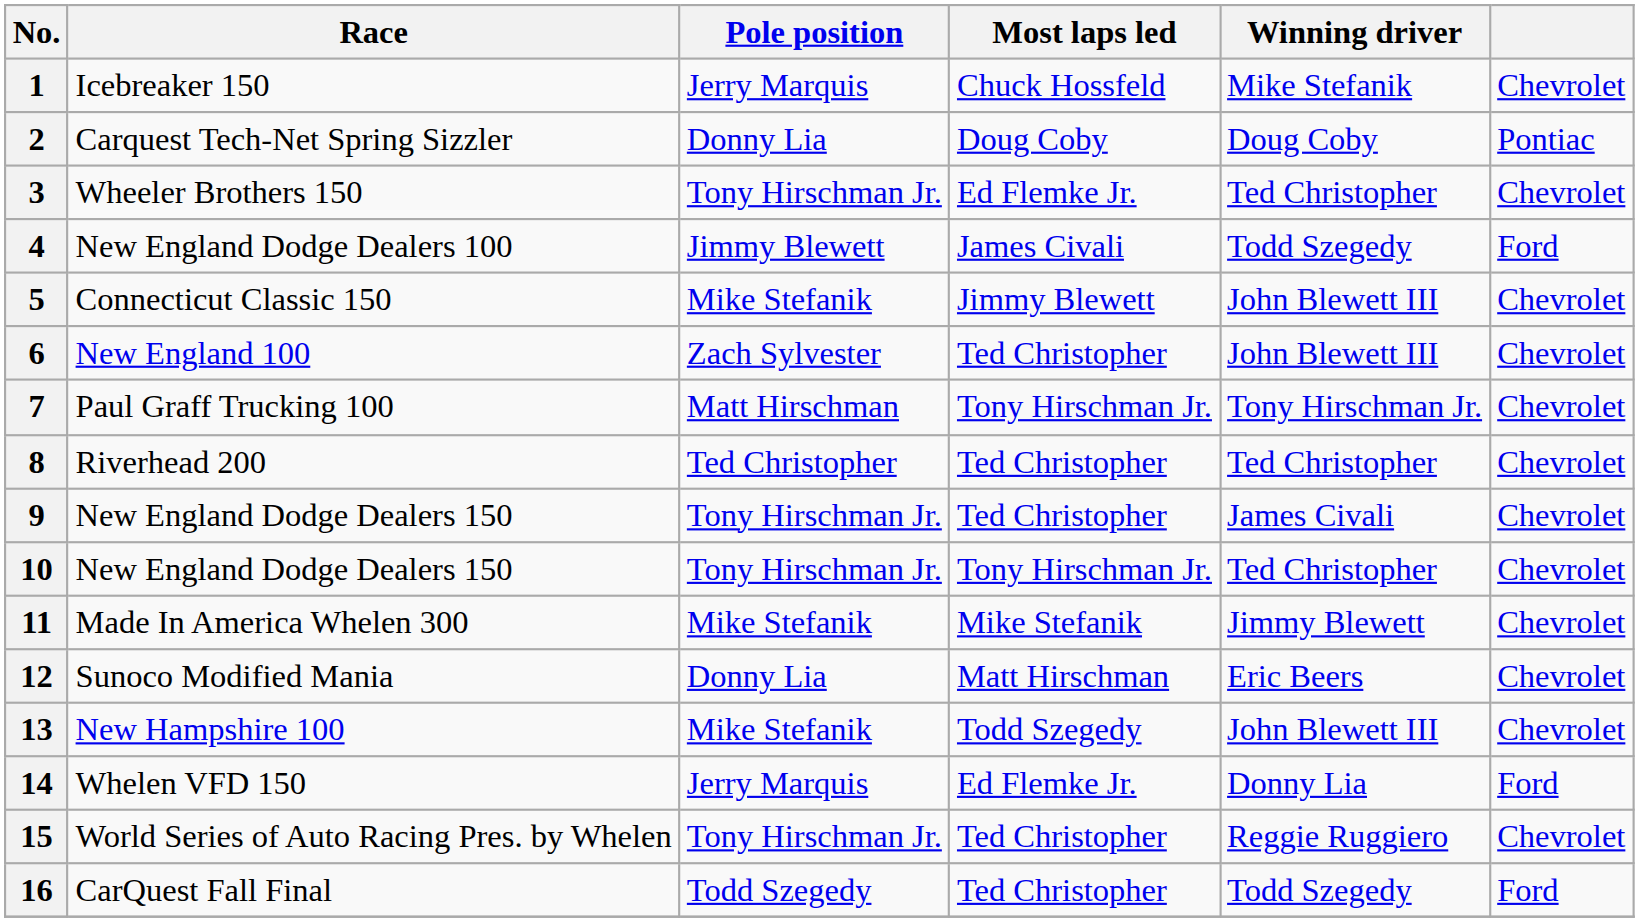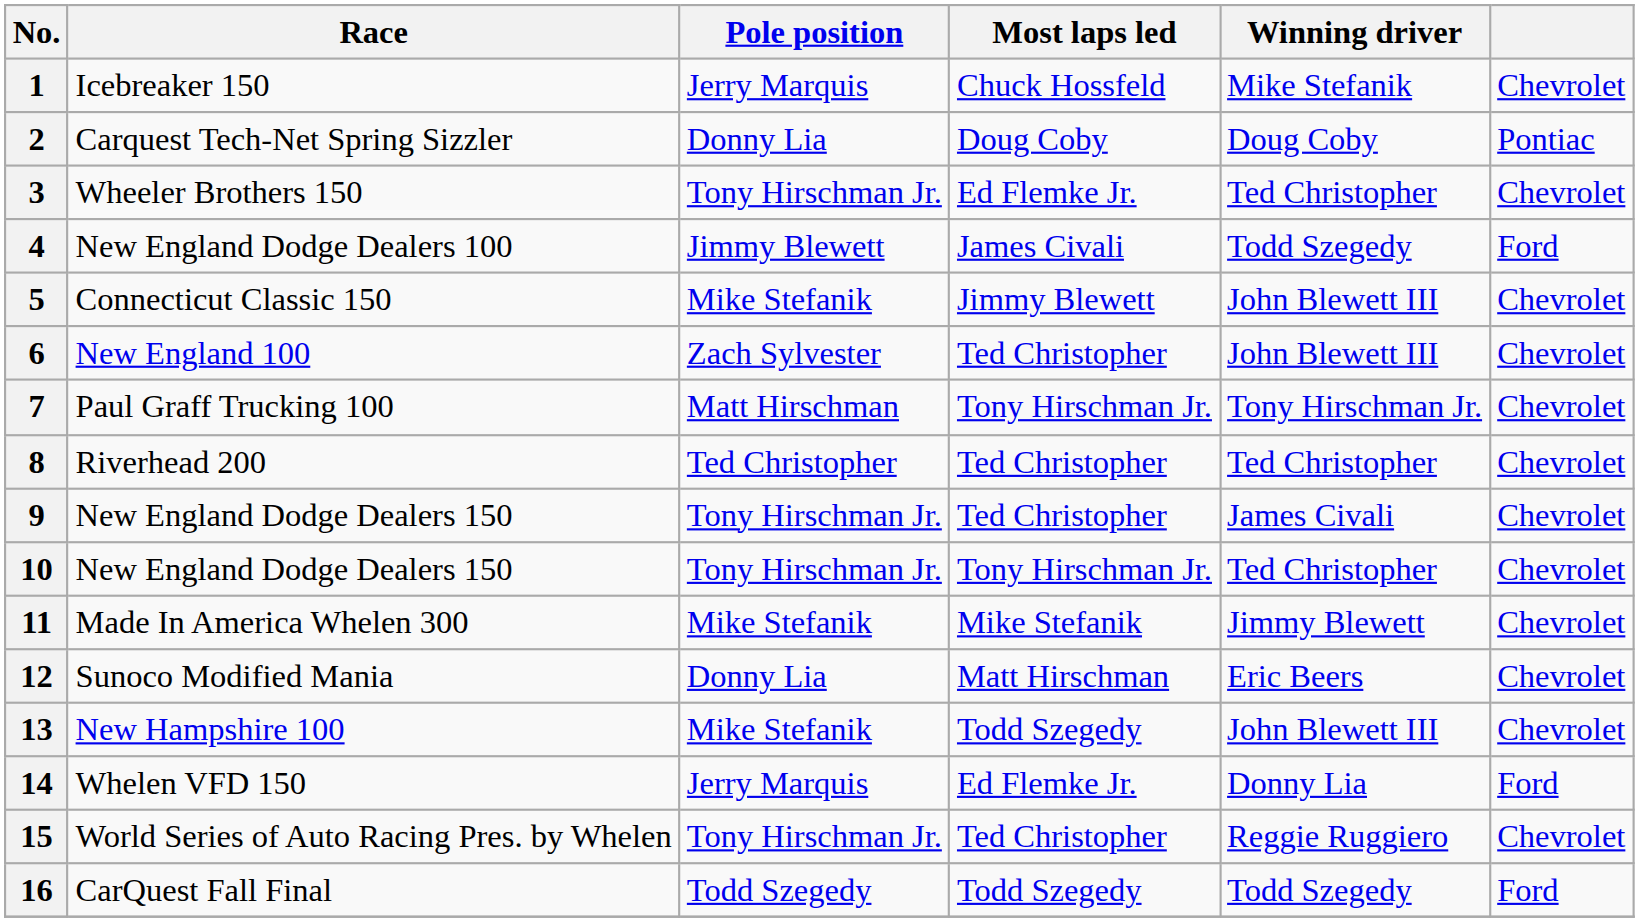(1062, 889) Ted Christopher -> (1049, 889) Todd Szegedy
